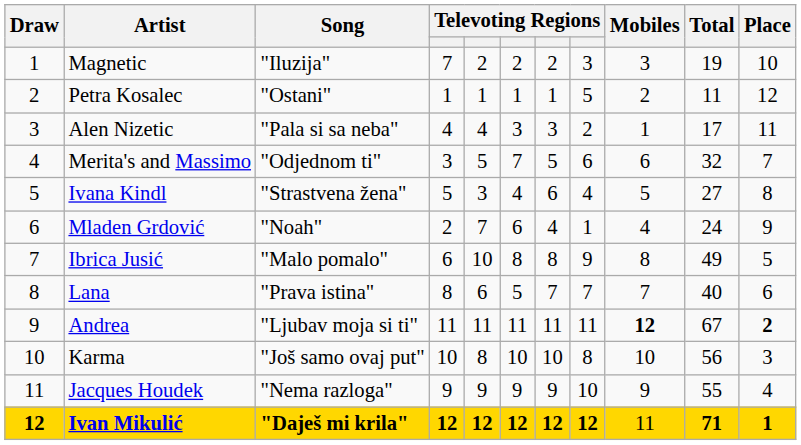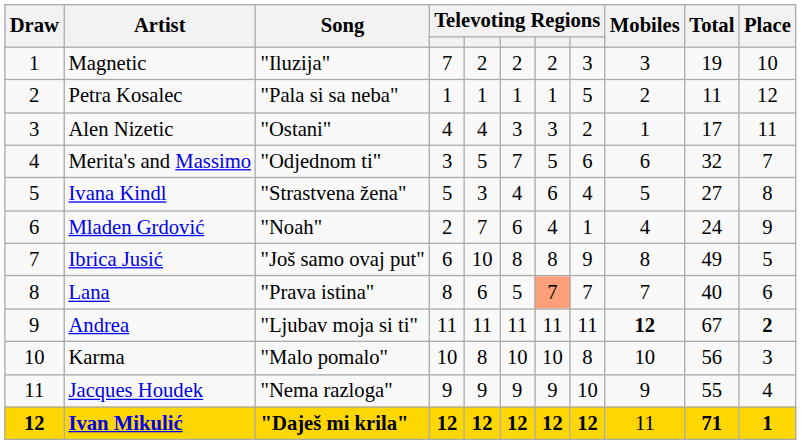(296, 95) "Ostani" -> (329, 95) "Pala si sa neba"
(329, 128) "Pala si sa neba" -> (296, 128) "Ostani"
(324, 259) "Malo pomalo" -> (343, 259) "Još samo ovaj put"
(552, 292) no background -> (552, 292) lightsalmon background
(343, 357) "Još samo ovaj put" -> (324, 357) "Malo pomalo"
